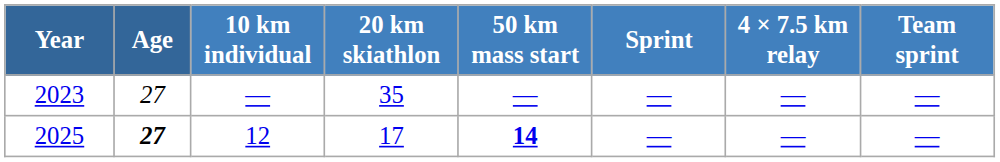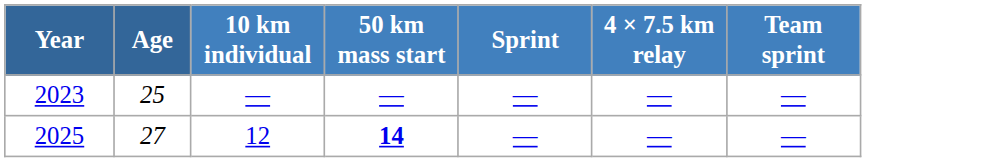- column: (391, 39)
(152, 95) 27 -> (152, 95) 25
(152, 136) bold -> (152, 136) normal
